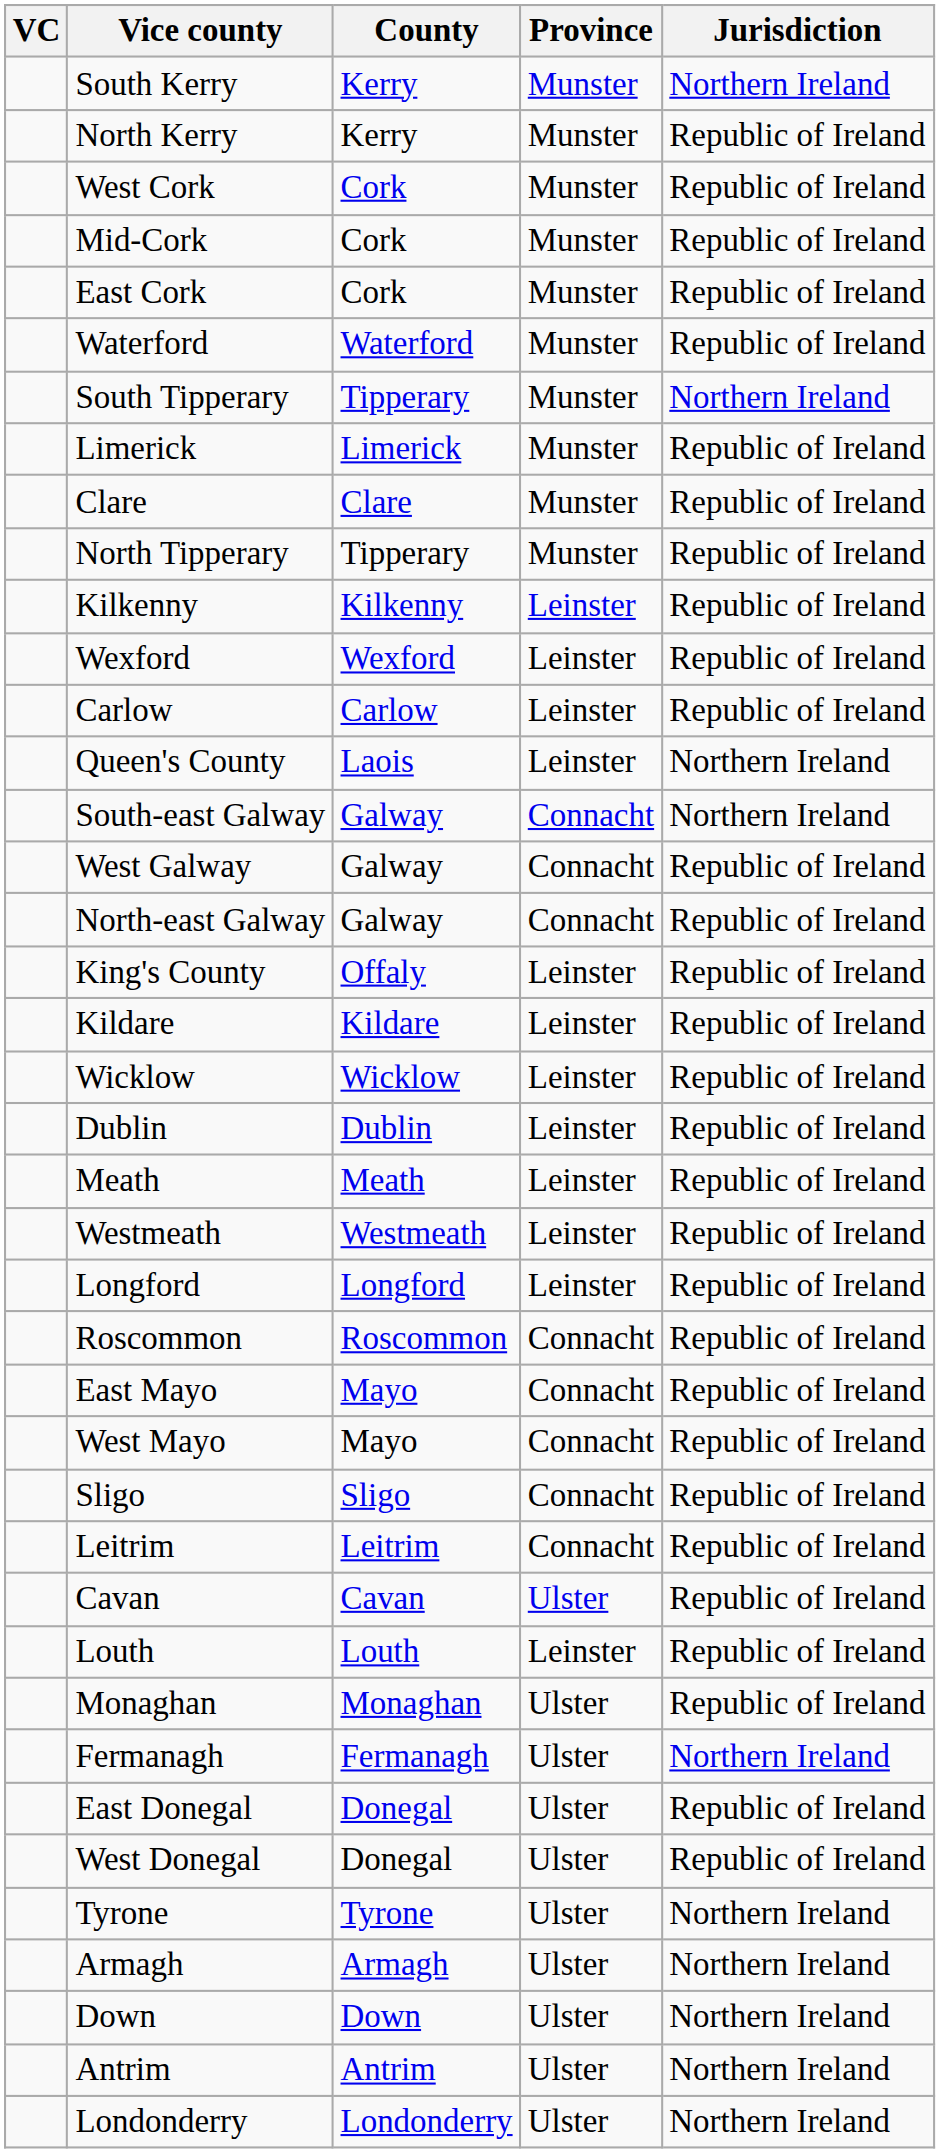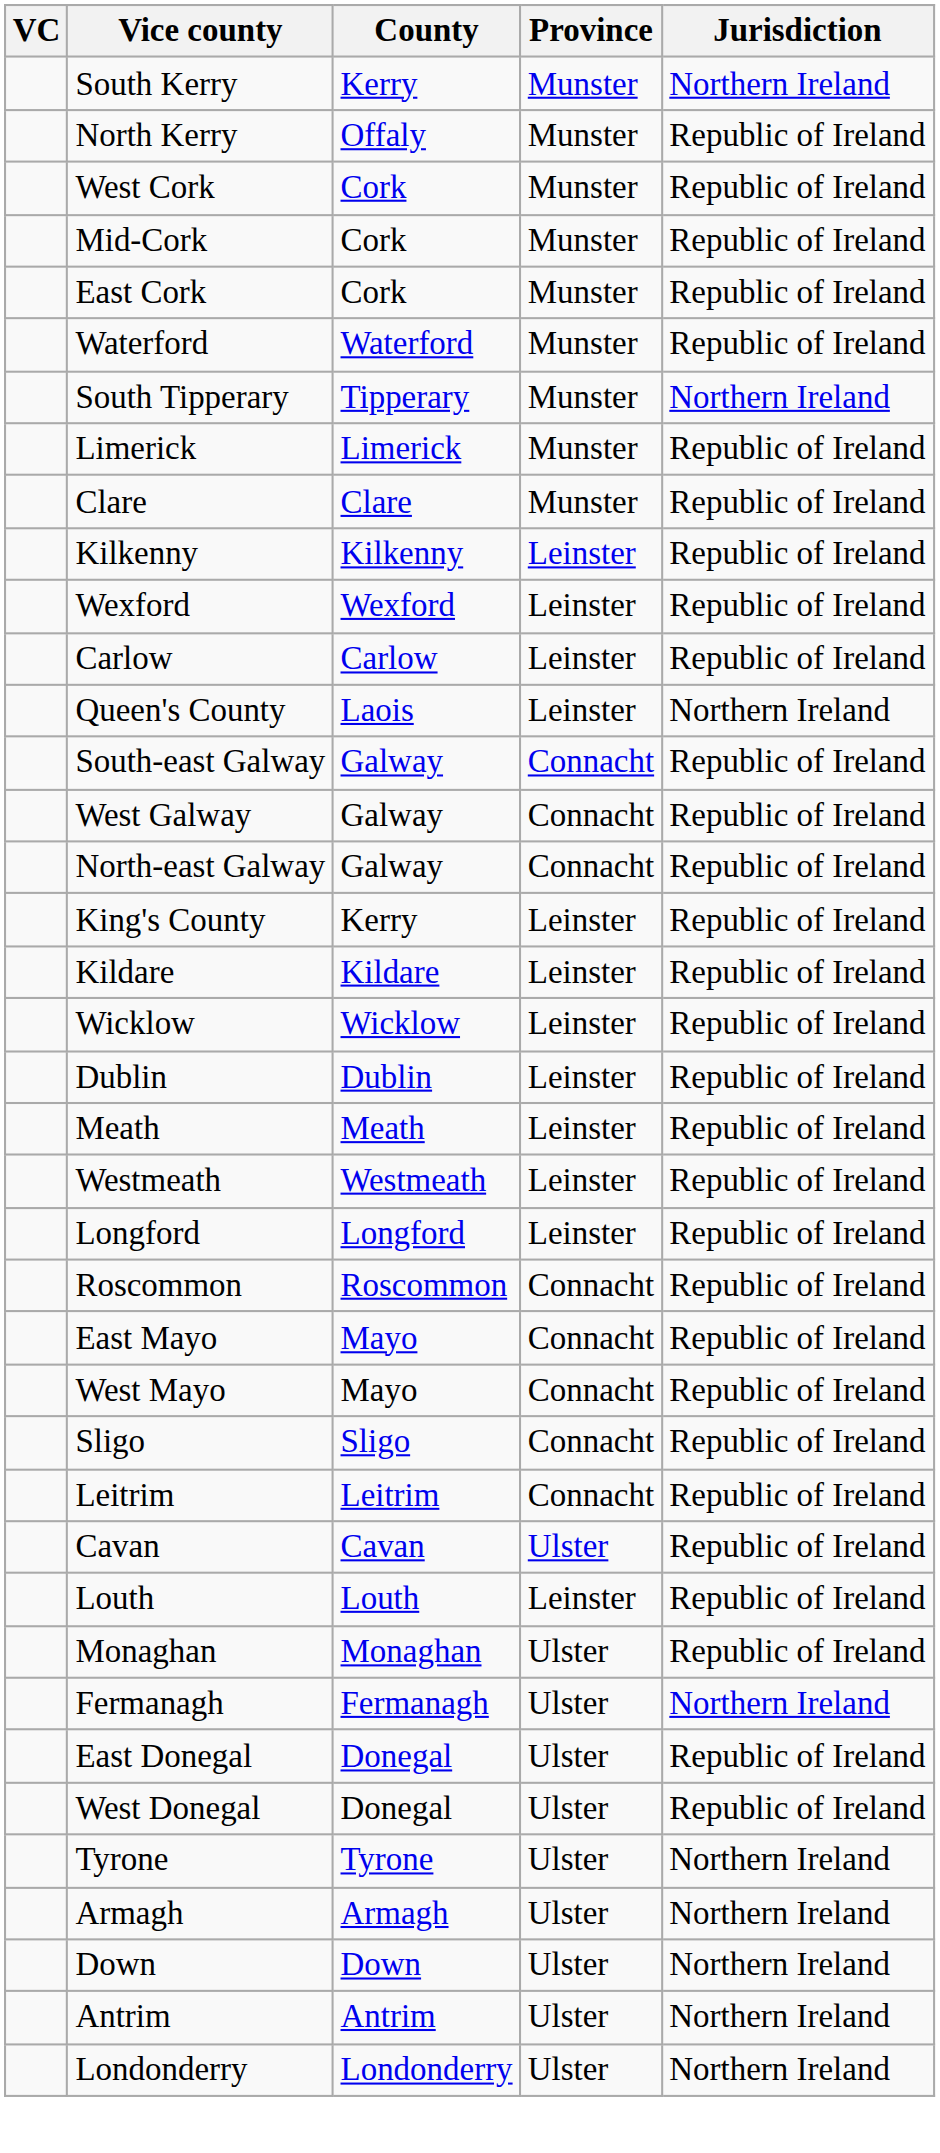(379, 135) Kerry -> (383, 135) Offaly
- row: (182, 553)
(780, 814) Northern Ireland -> (797, 762) Republic of Ireland
(383, 971) Offaly -> (379, 919) Kerry
